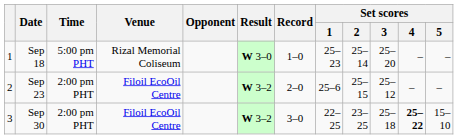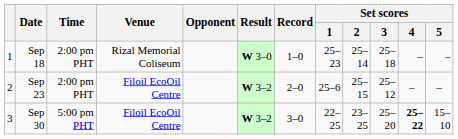(76, 56) 5:00 pm PHT -> (76, 56) 2:00 pm PHT
(387, 56) 25–20 -> (387, 56) 25–18
(76, 118) 2:00 pm PHT -> (76, 118) 5:00 pm PHT
(387, 118) 25–18 -> (387, 118) 25–20
